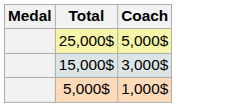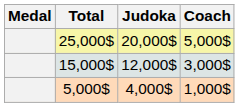+ column: (149, 16)
